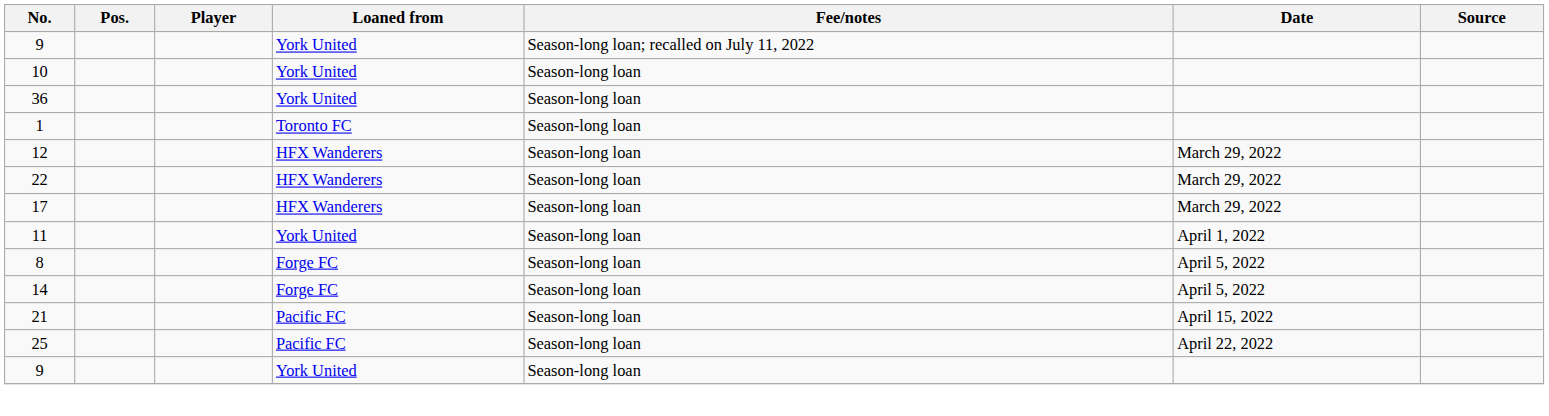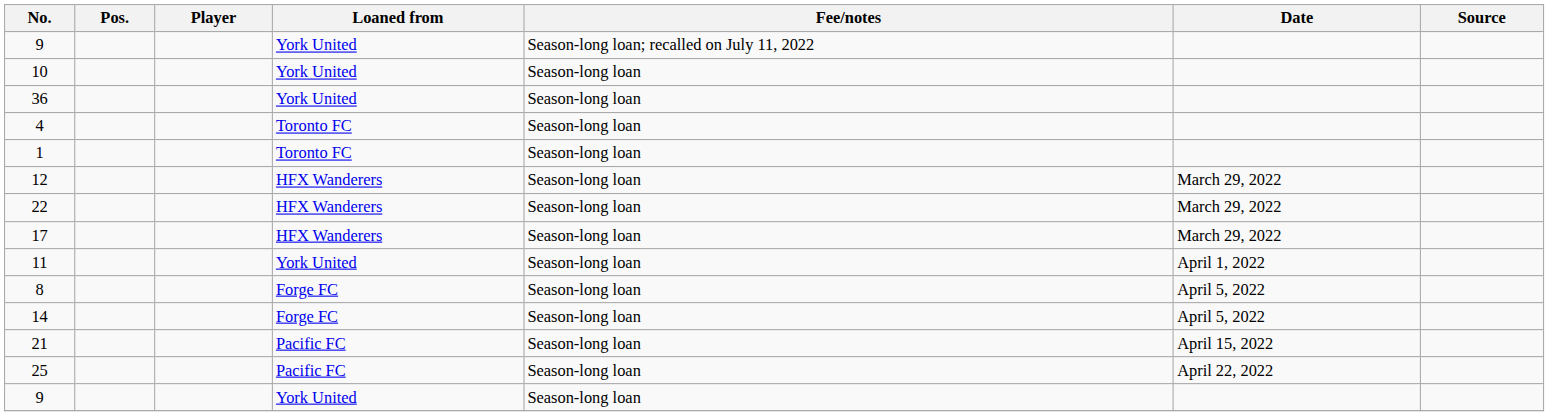+ row: (40, 126)
